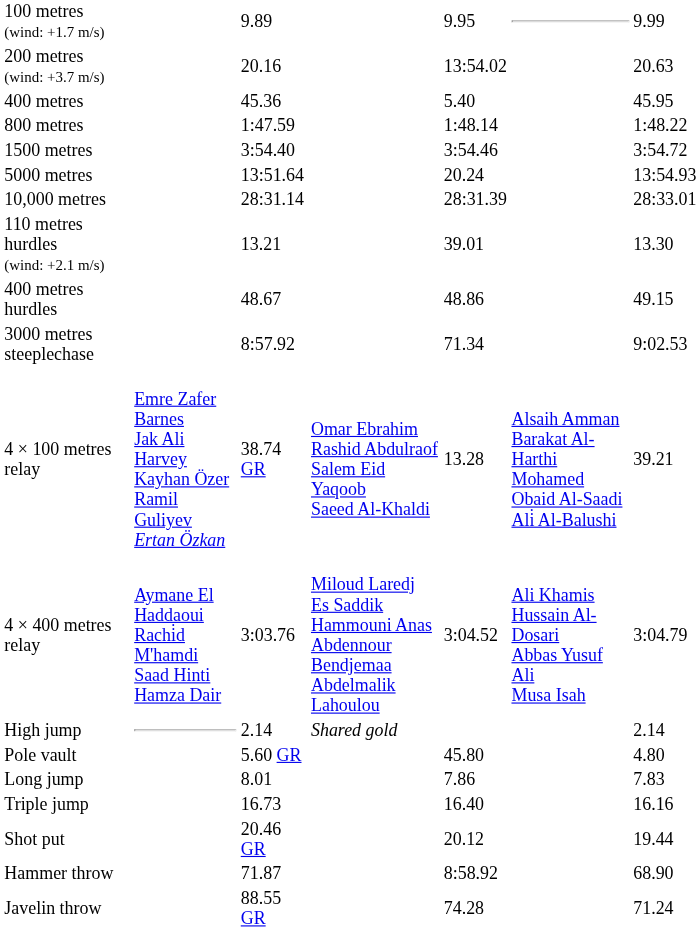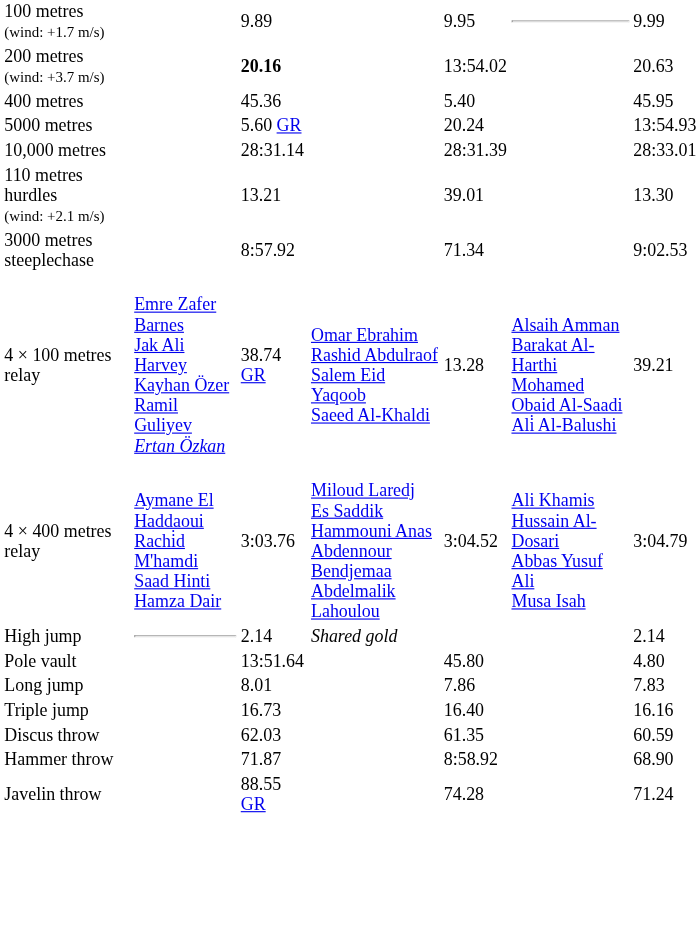(261, 66) normal -> (261, 66) bold
- row: (44, 125)
- row: (48, 150)
(272, 174) 13:51.64 -> (271, 125) 5.60 GR
- row: (44, 299)
(271, 755) 5.60 GR -> (272, 660) 13:51.64
- row: (34, 839)
+ row: (52, 734)
